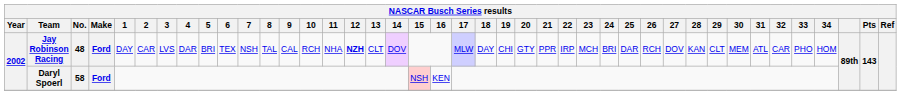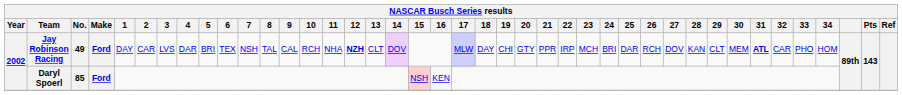(80, 49) 48 -> (80, 49) 49
(760, 49) normal -> (761, 49) bold
(80, 78) 58 -> (80, 78) 85
